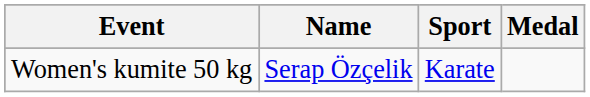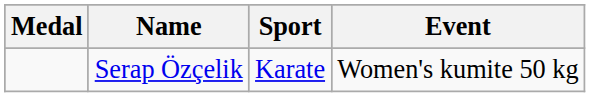columns swapped: (543, 26) <-> (132, 26)
